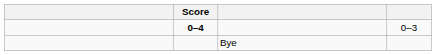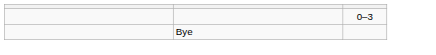- column: (196, 12)
